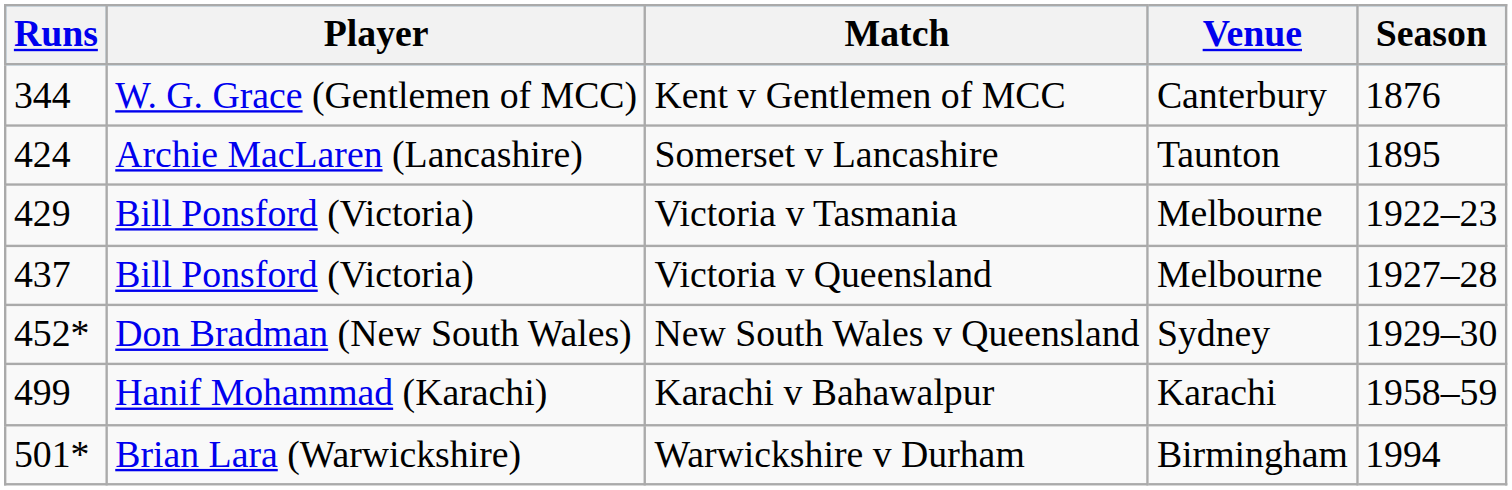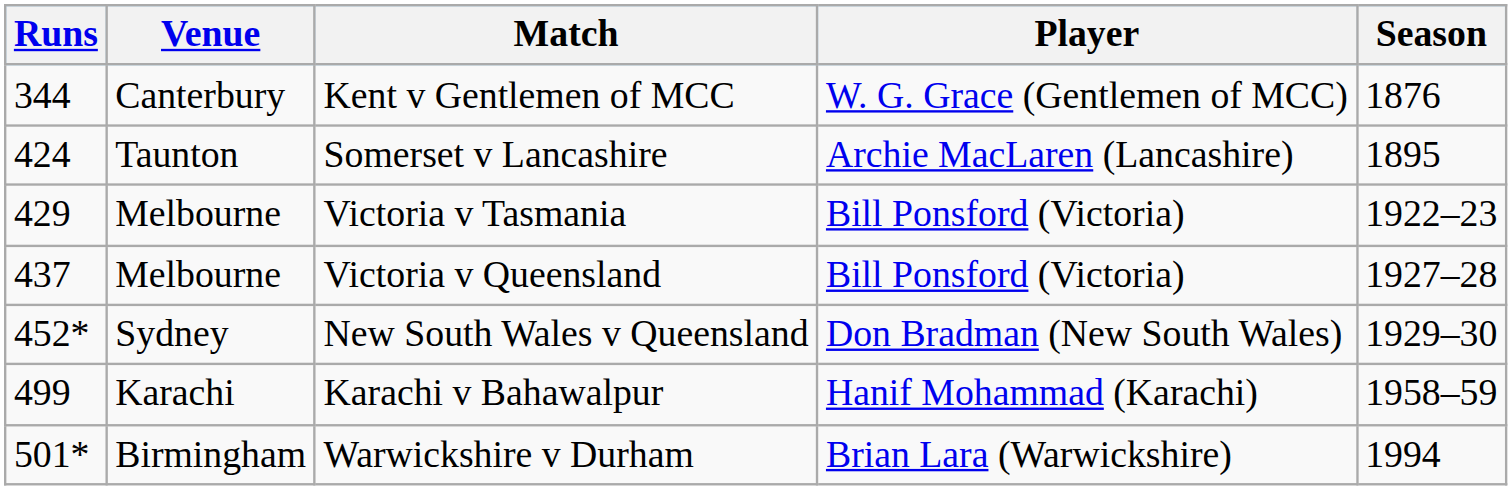columns swapped: (376, 34) <-> (1252, 34)
